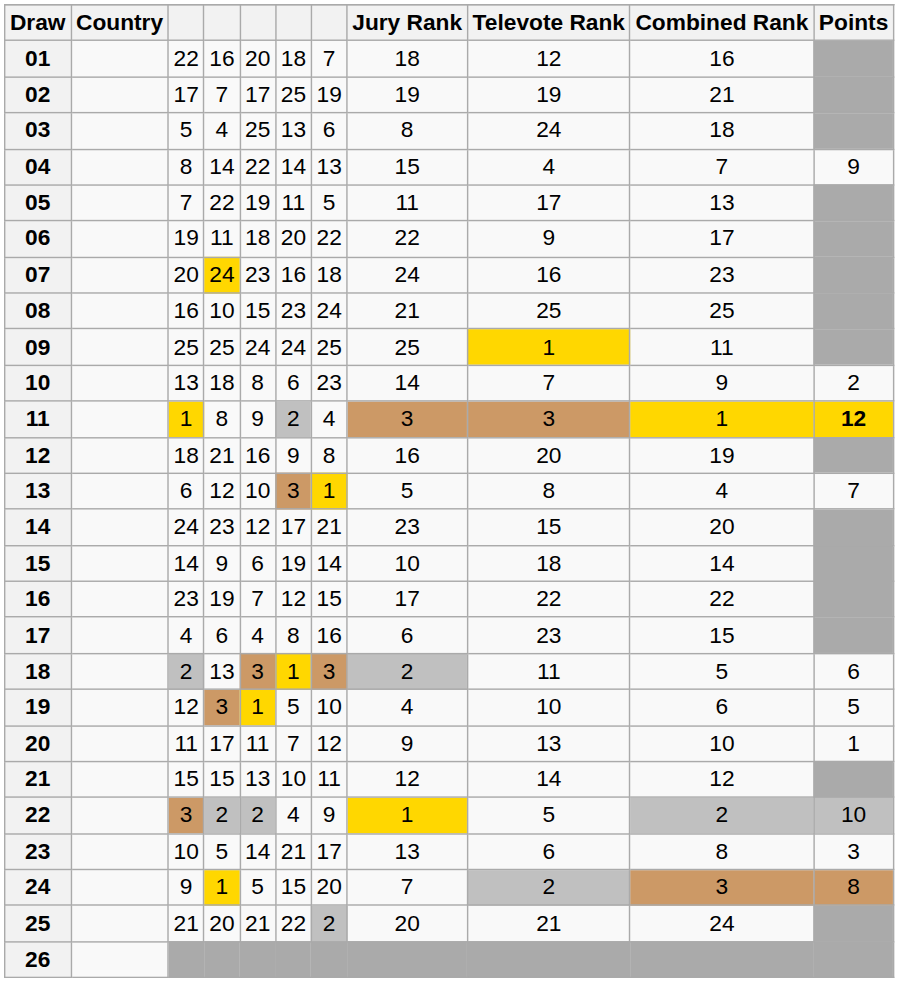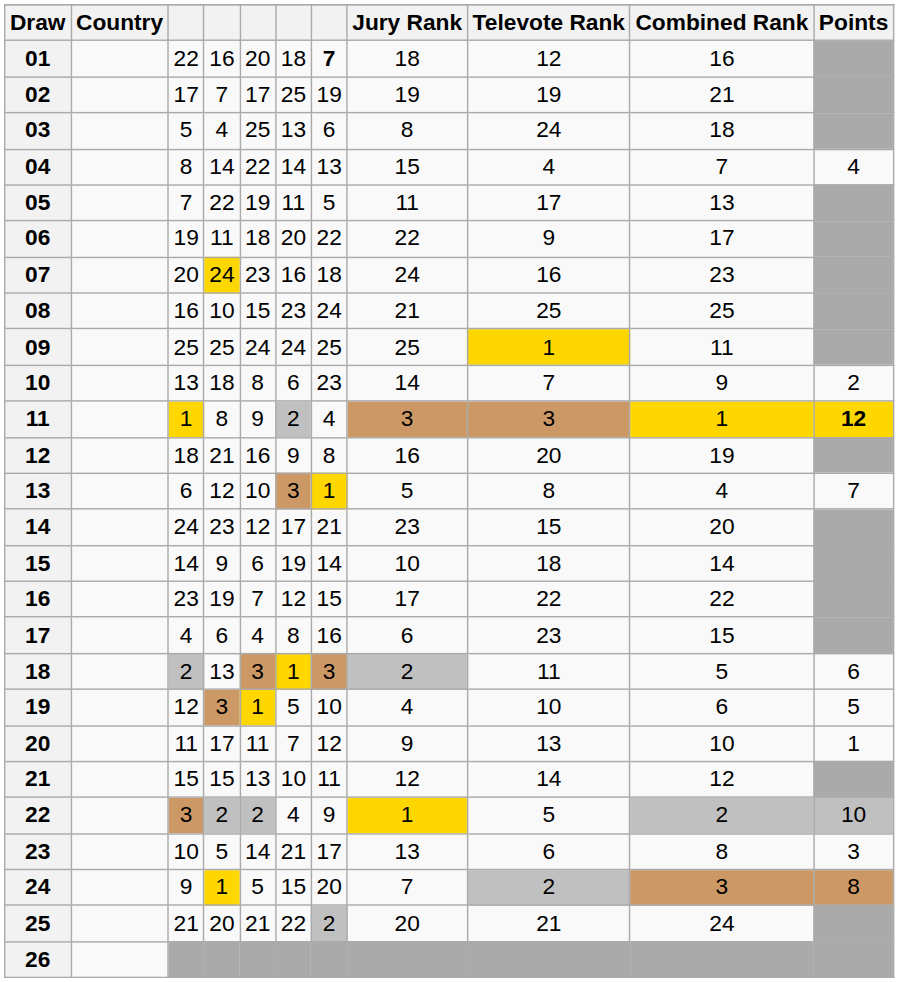(329, 58) normal -> (329, 58) bold
(854, 166) 9 -> (854, 166) 4
